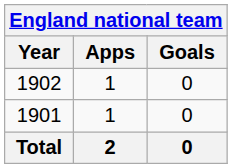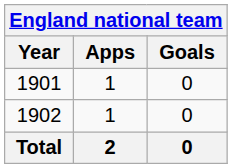rows swapped: (39, 115) <-> (39, 83)
